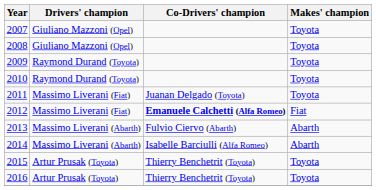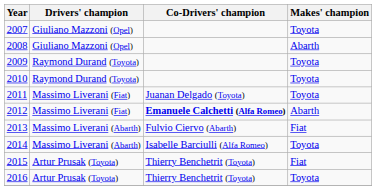(305, 45) Toyota -> (305, 45) Abarth
(298, 111) Fiat -> (305, 111) Abarth
(305, 128) Abarth -> (298, 128) Fiat
(305, 144) Abarth -> (305, 144) Toyota
(305, 161) Toyota -> (298, 161) Fiat
